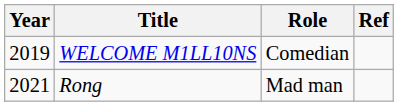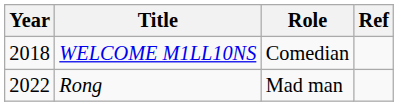(30, 52) 2019 -> (30, 52) 2018
(30, 85) 2021 -> (30, 85) 2022
